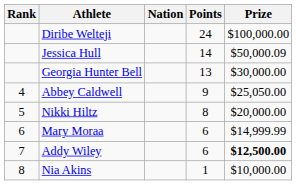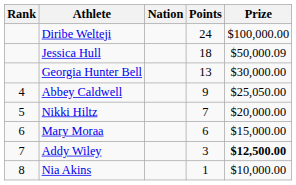(205, 53) 14 -> (205, 53) 18
(205, 111) 8 -> (205, 111) 7
(258, 131) $14,999.99 -> (258, 131) $15,000.00
(205, 151) 6 -> (205, 151) 3
